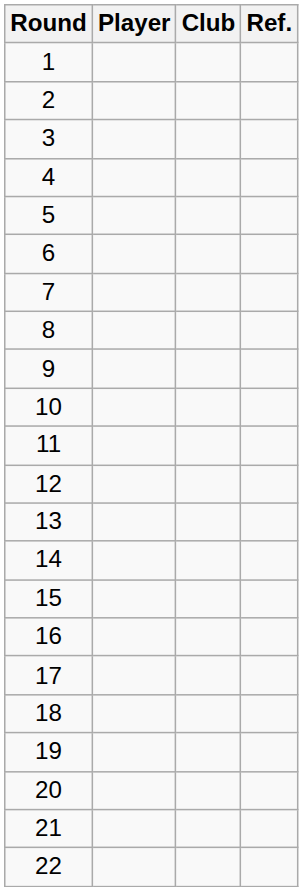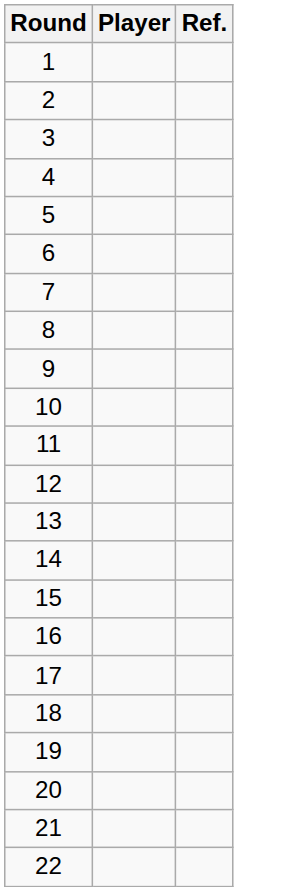- column: (208, 23)
